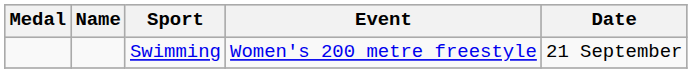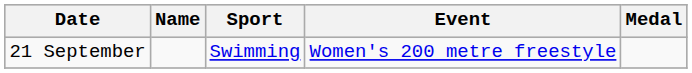columns swapped: (38, 20) <-> (614, 20)
